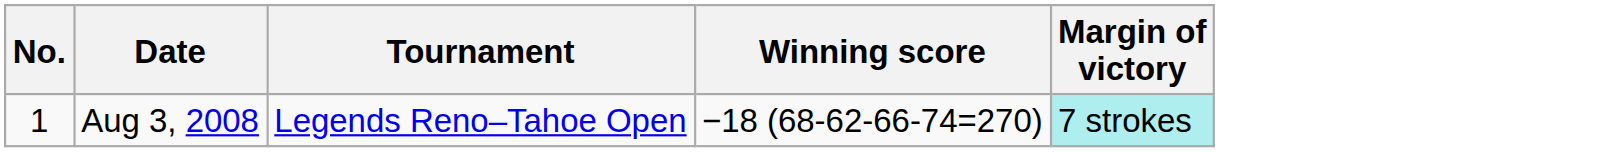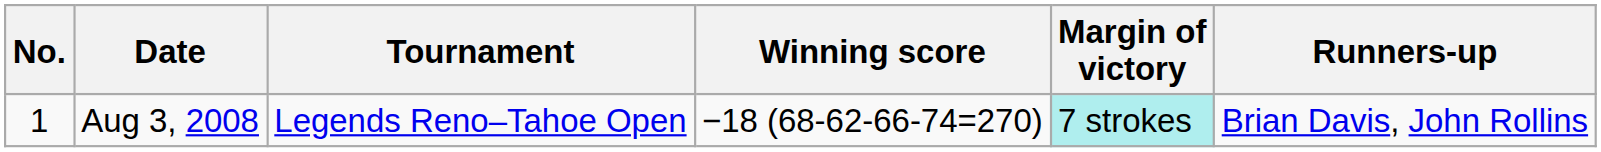+ column: (1405, 50)
